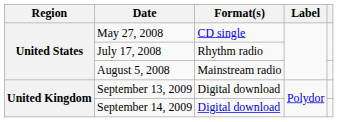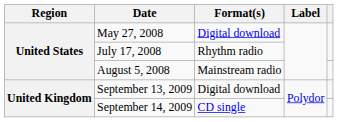(221, 32) CD single -> (239, 32) Digital download
(239, 107) Digital download -> (221, 107) CD single
